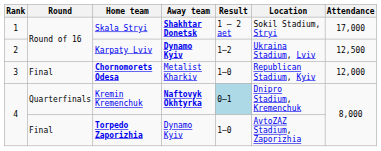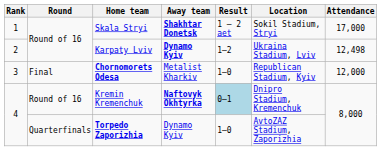(351, 50) 12,500 -> (351, 50) 12,498
(60, 99) Quarterfinals -> (55, 99) Round of 16
(41, 130) Final -> (60, 130) Quarterfinals
